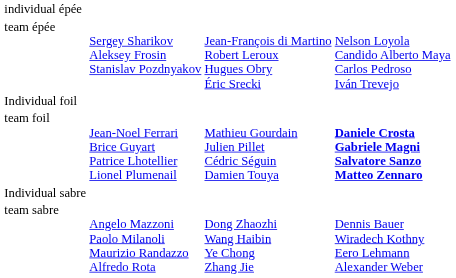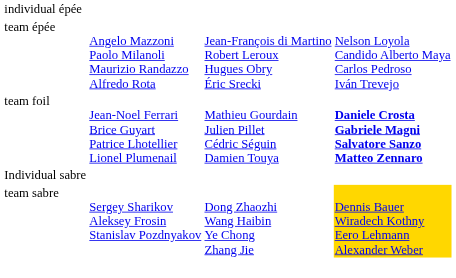(145, 55) Sergey Sharikov Aleksey Frosin Stanislav Pozdnyakov -> (139, 62) Angelo Mazzoni Paolo Milanoli Maurizio Randazzo Alfredo Rota
- row: (41, 101)
(139, 245) Angelo Mazzoni Paolo Milanoli Maurizio Randazzo Alfredo Rota -> (145, 221) Sergey Sharikov Aleksey Frosin Stanislav Pozdnyakov
(380, 245) no background -> (380, 228) gold background
